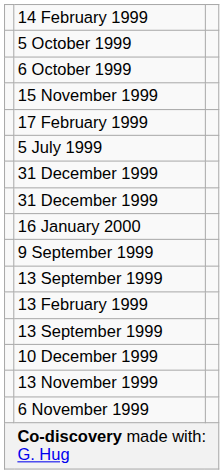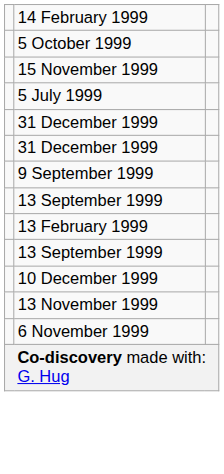- row: (9, 70)
- row: (9, 122)
- row: (9, 227)
